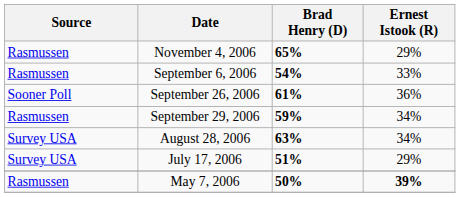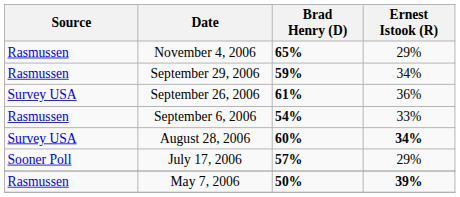rows swapped: (205, 116) <-> (205, 73)
(39, 95) Sooner Poll -> (42, 95) Survey USA
(289, 138) 63% -> (289, 138) 60%
(409, 138) normal -> (409, 138) bold
(42, 159) Survey USA -> (39, 159) Sooner Poll
(289, 159) 51% -> (289, 159) 57%
